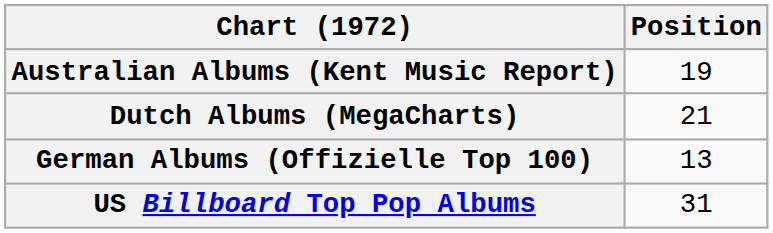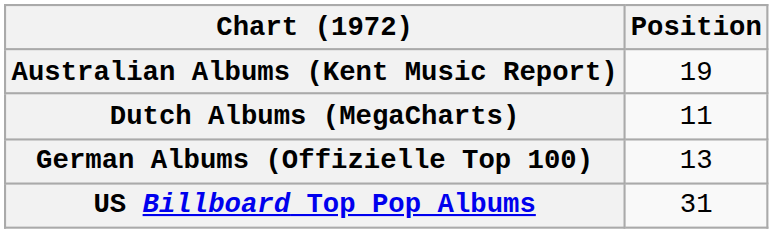(696, 116) 21 -> (696, 116) 11
